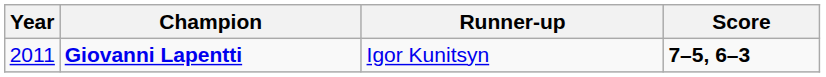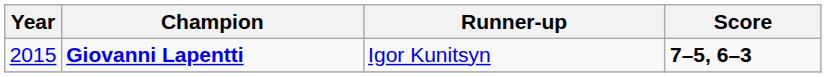(32, 55) 2011 -> (33, 55) 2015
